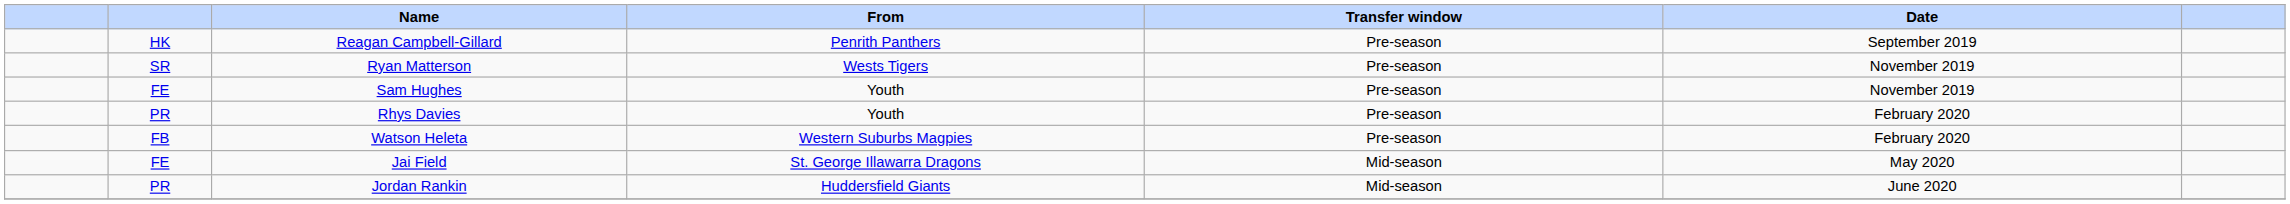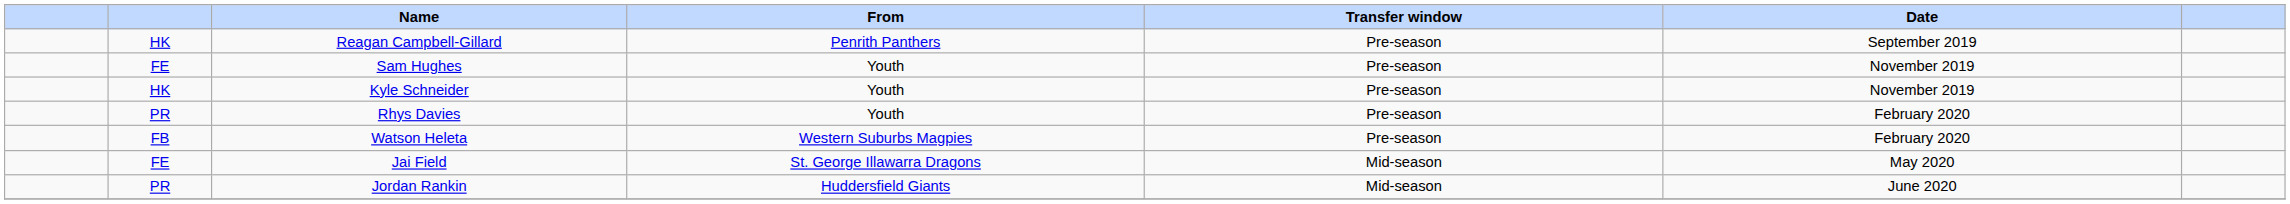- row: (419, 65)
+ row: (419, 89)
